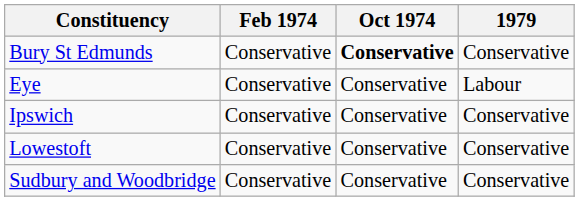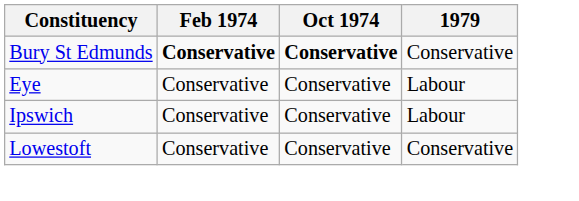(278, 52) normal -> (219, 52) bold
(516, 116) Conservative -> (436, 116) Labour
- row: (112, 180)
